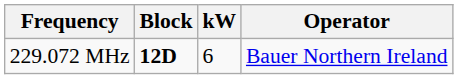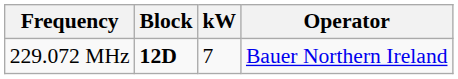(208, 55) 6 -> (208, 55) 7
